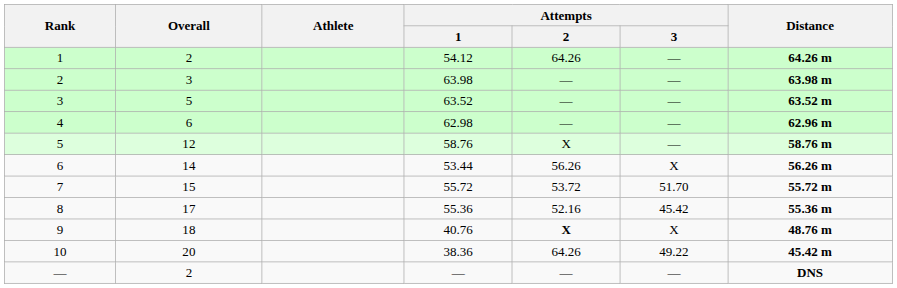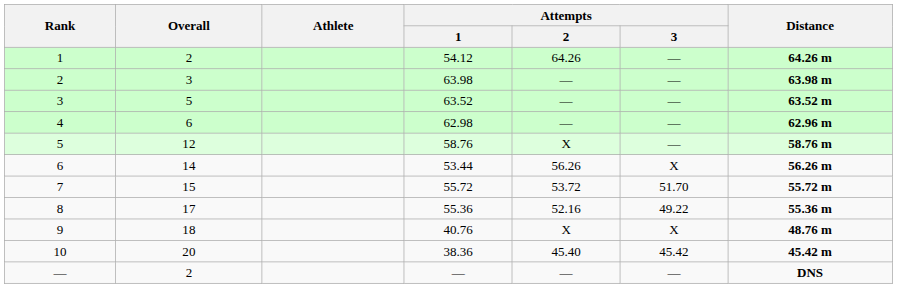(674, 208) 45.42 -> (674, 208) 49.22
(566, 229) bold -> (566, 229) normal
(566, 251) 64.26 -> (566, 251) 45.40
(674, 251) 49.22 -> (674, 251) 45.42
